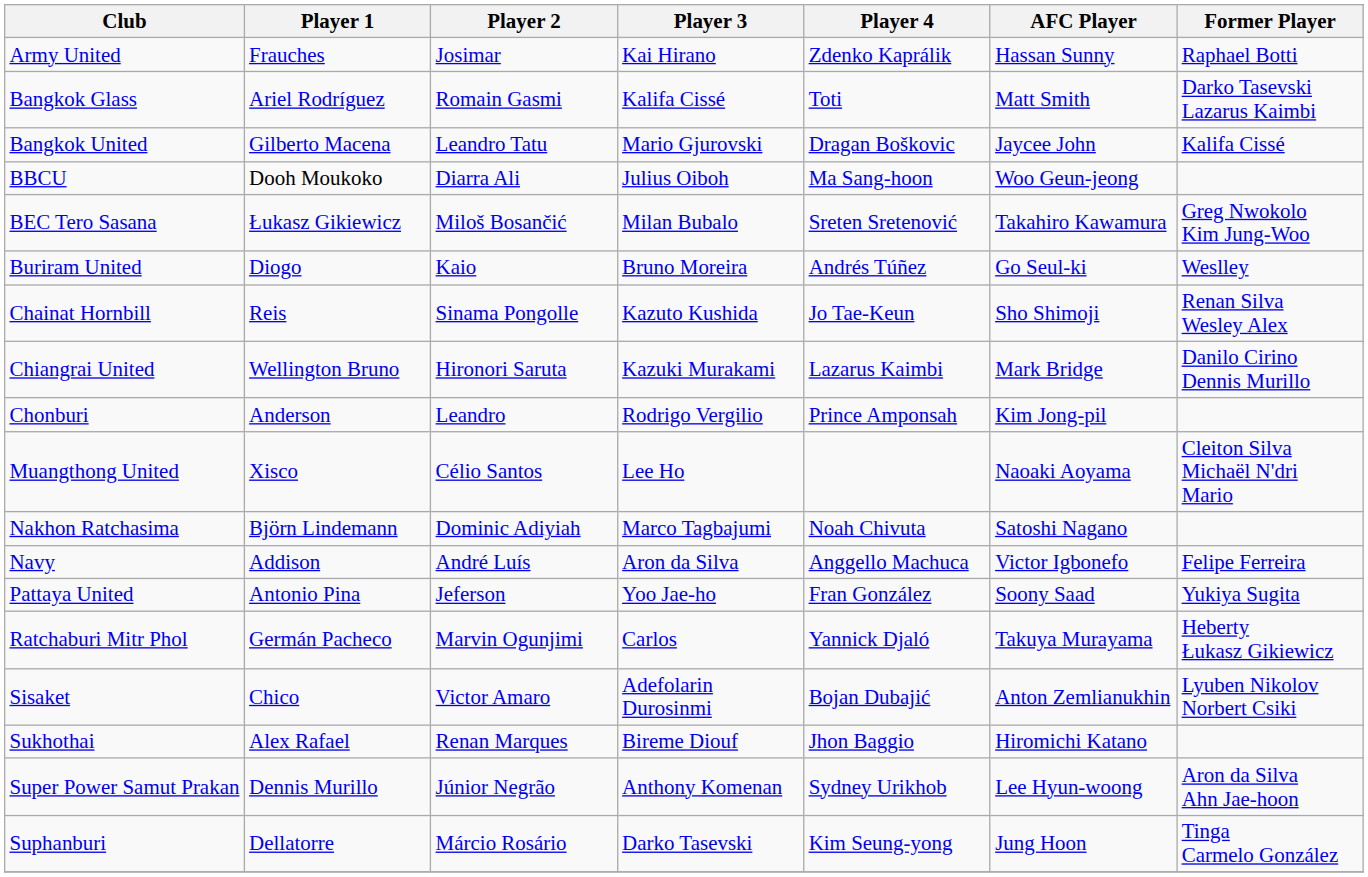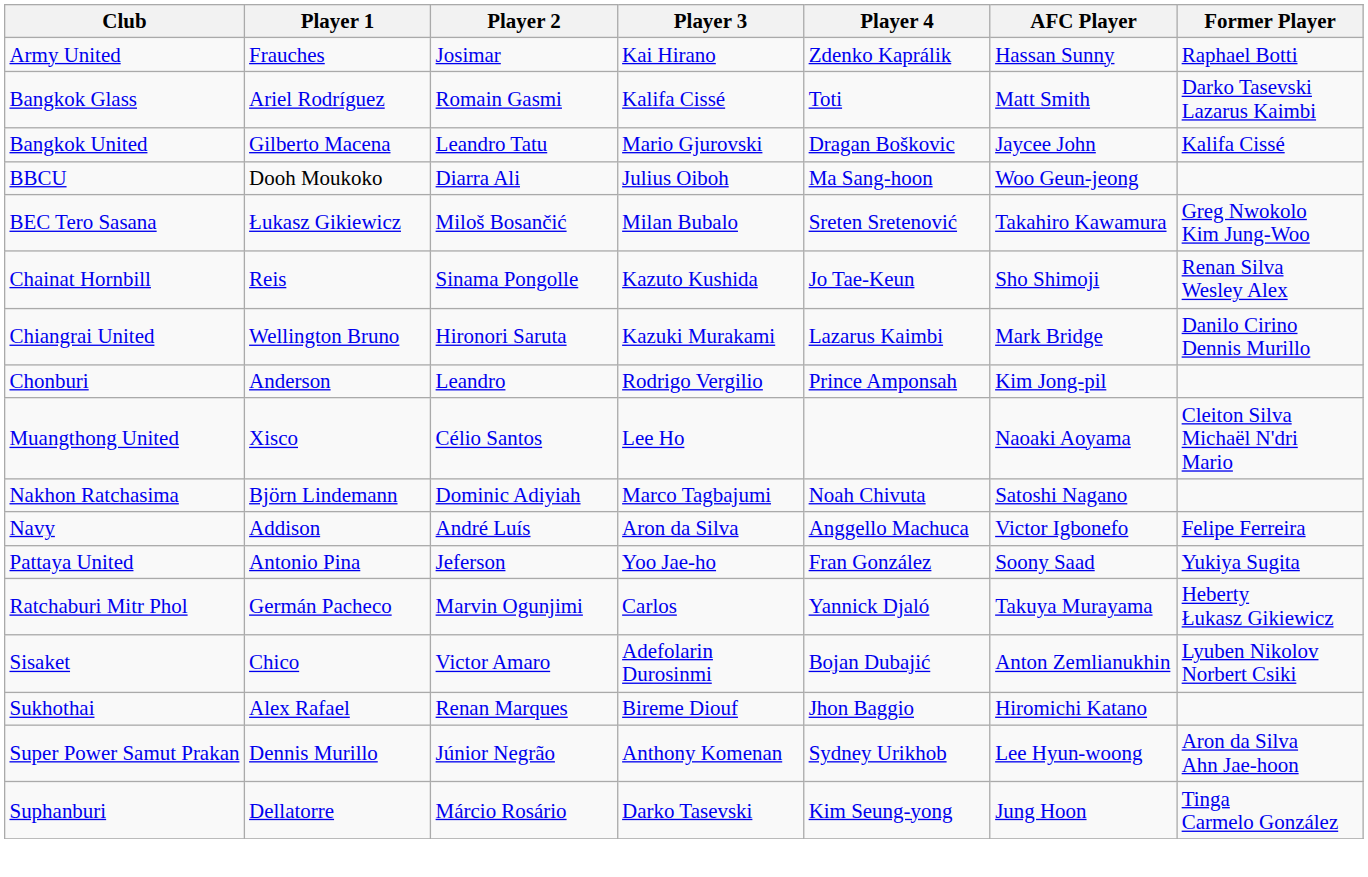- row: (76, 267)
